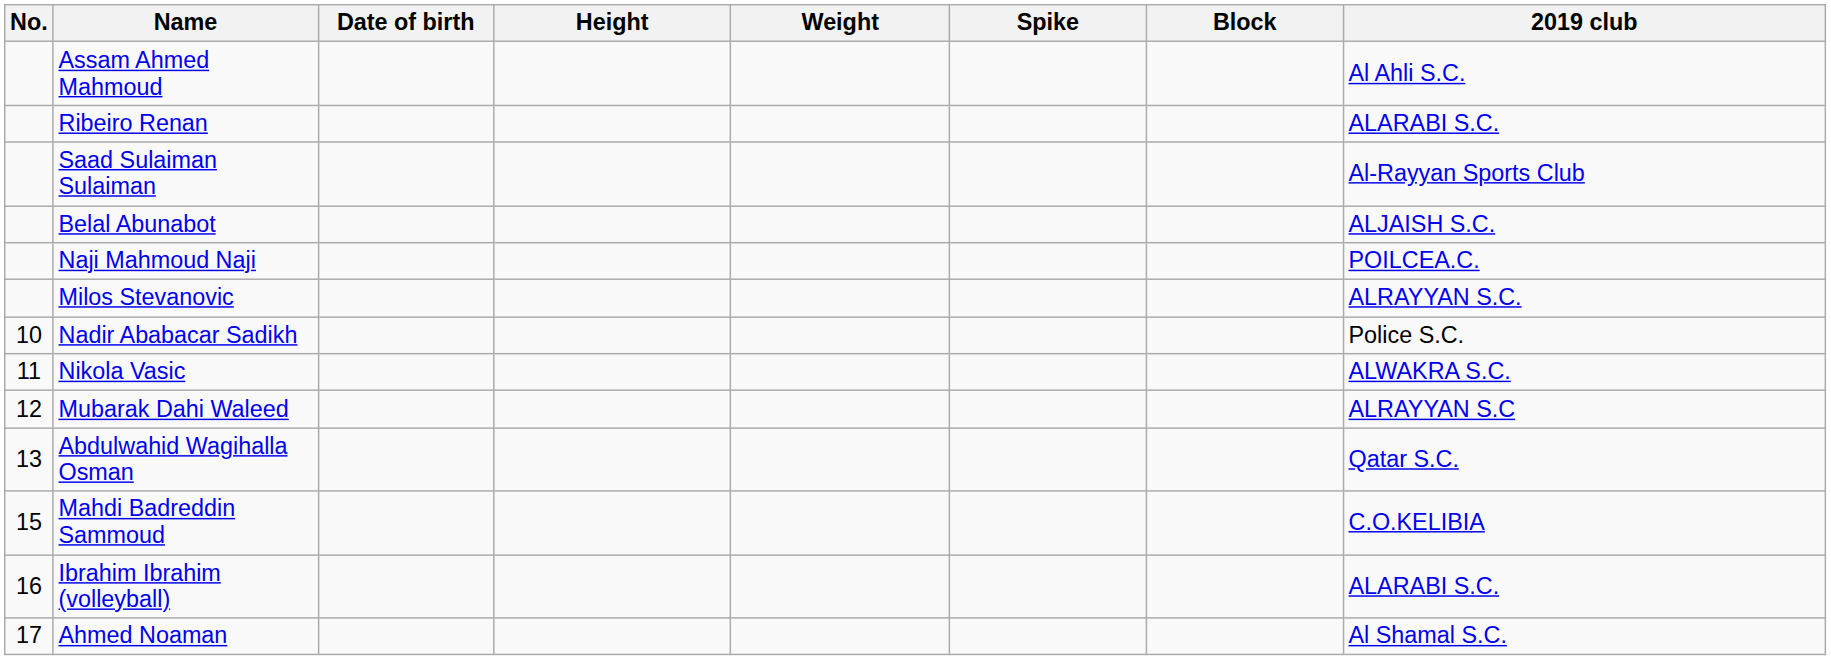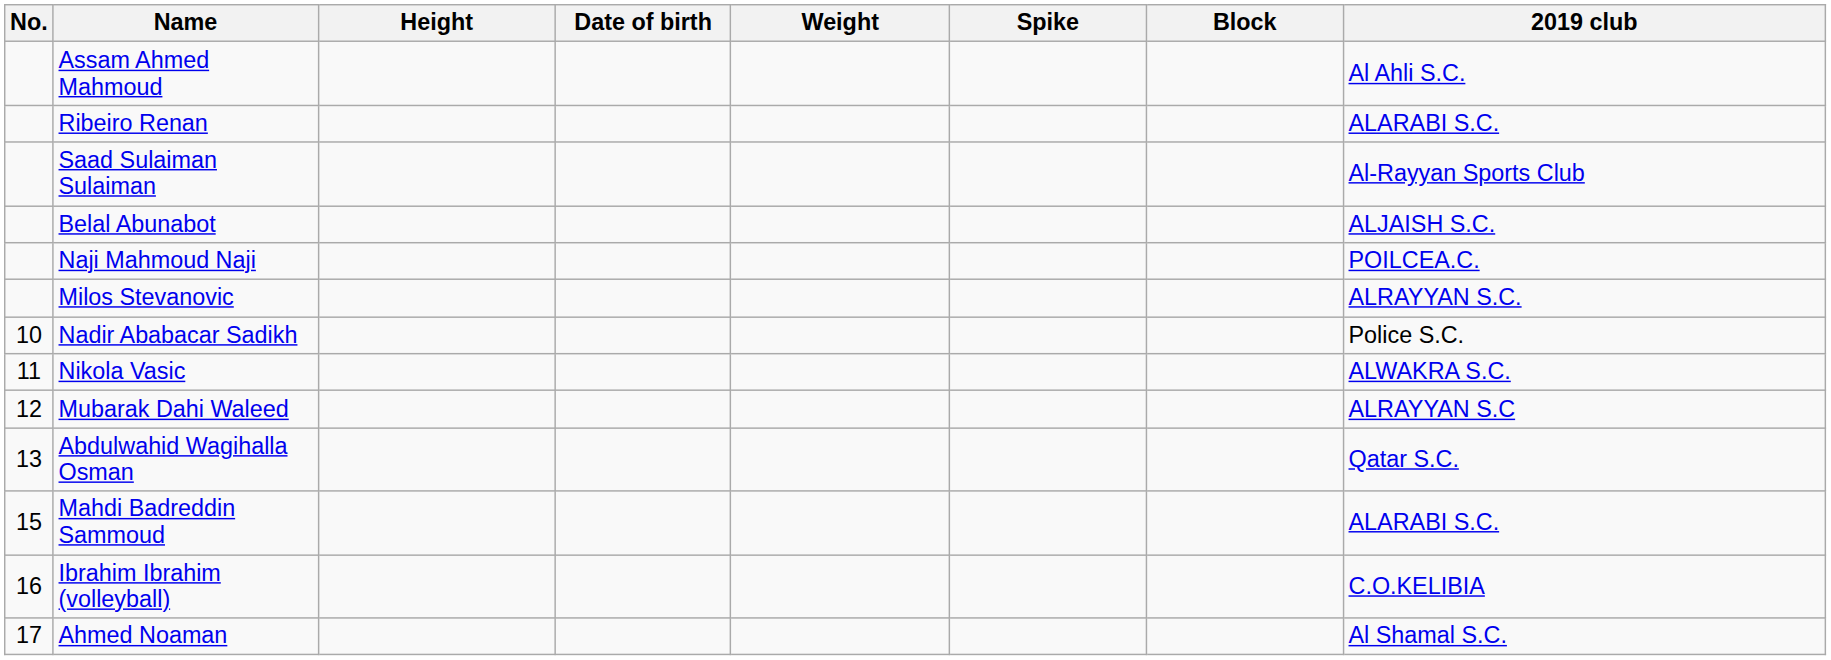columns swapped: (406, 23) <-> (612, 23)
(1417, 522) C.O.KELIBIA -> (1424, 522) ALARABI S.C.
(1424, 585) ALARABI S.C. -> (1417, 585) C.O.KELIBIA
